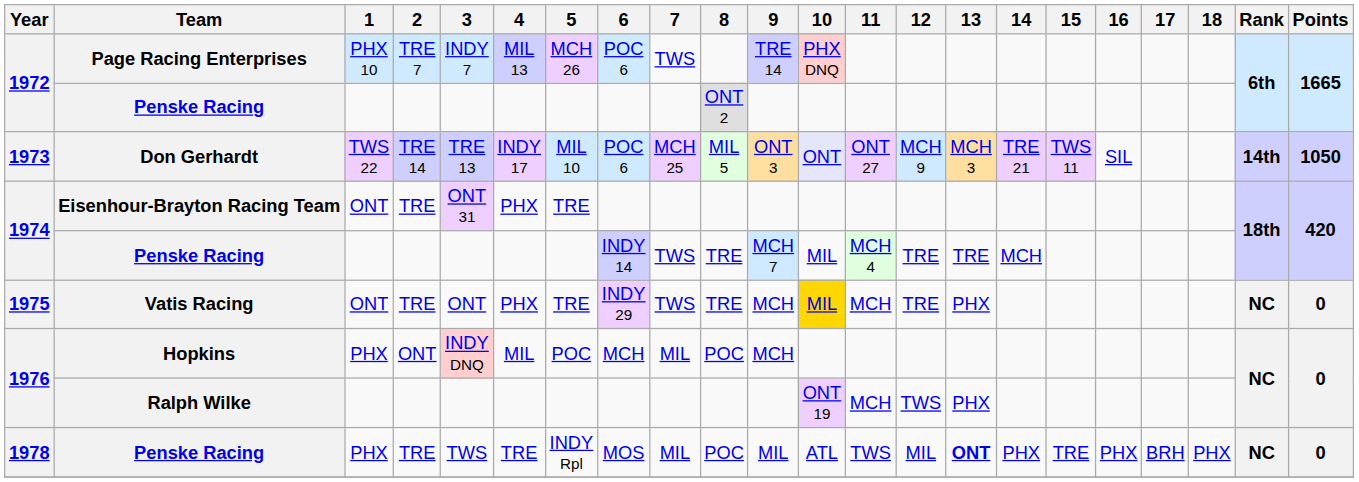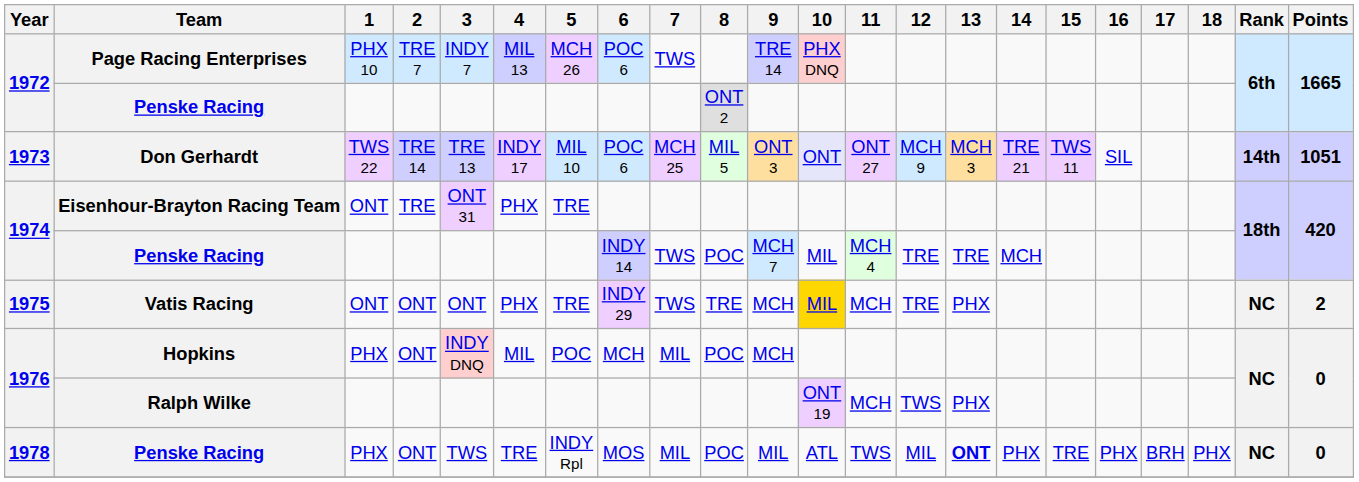(1321, 157) 1050 -> (1321, 157) 1051
(724, 255) TRE -> (724, 255) POC
(417, 305) TRE -> (417, 305) ONT
(1321, 305) 0 -> (1321, 305) 2
(417, 452) TRE -> (417, 452) ONT
